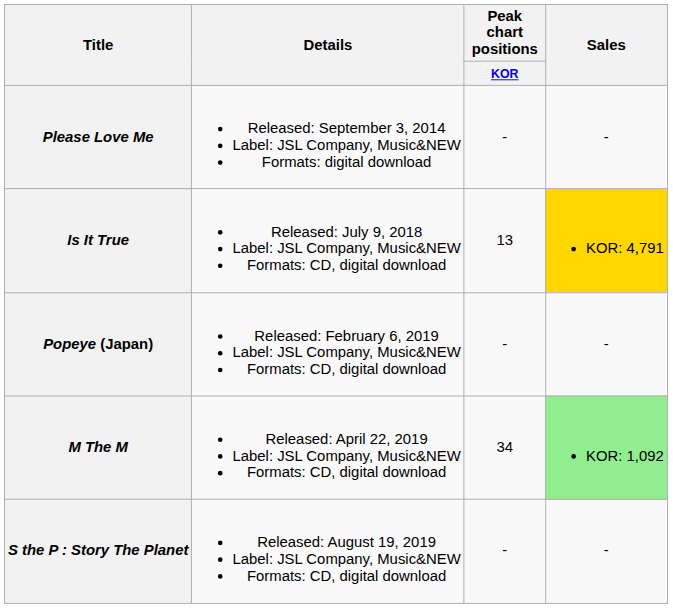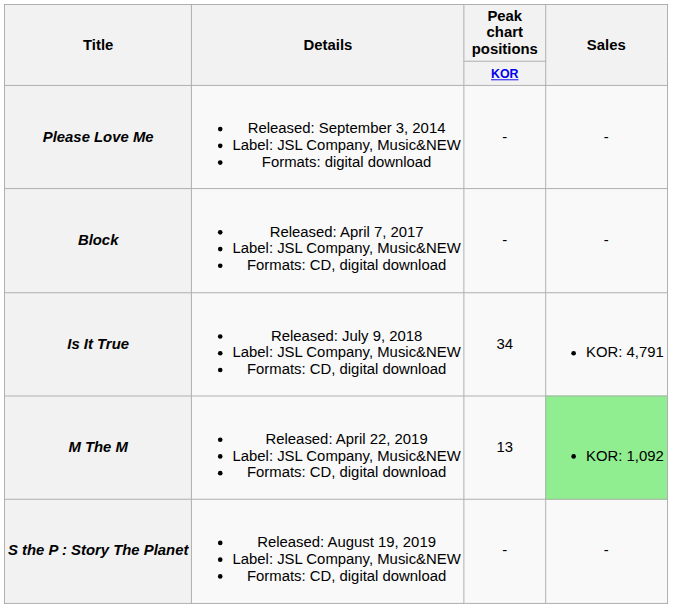+ row: (98, 240)
(505, 240) 13 -> (505, 344) 34
(606, 249) gold background -> (606, 352) no background
- row: (98, 344)
(505, 447) 34 -> (505, 447) 13
